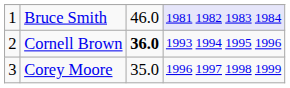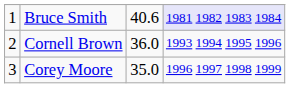(145, 17) 46.0 -> (145, 17) 40.6
(145, 43) bold -> (145, 43) normal
